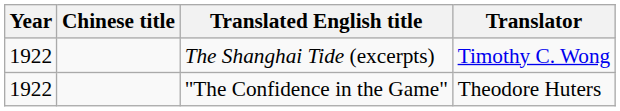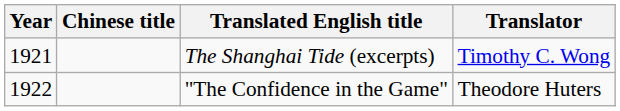(31, 55) 1922 -> (31, 55) 1921
